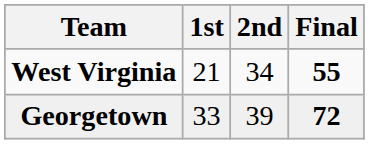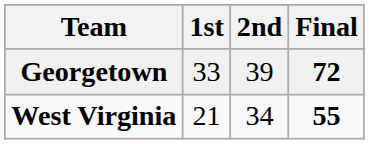rows swapped: (94, 116) <-> (94, 71)
